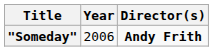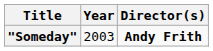(99, 36) 2006 -> (99, 36) 2003
